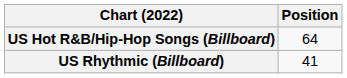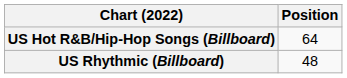(310, 61) 41 -> (310, 61) 48
